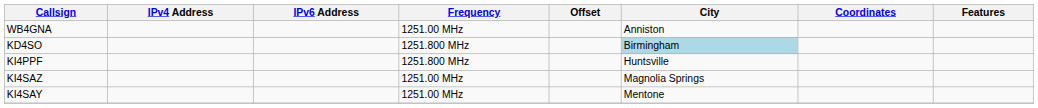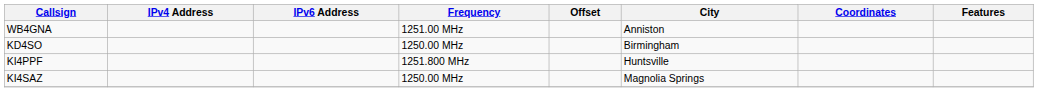(435, 45) 1251.800 MHz -> (432, 45) 1250.00 MHz
(651, 45) lightblue background -> (651, 45) no background
(432, 78) 1251.00 MHz -> (432, 78) 1250.00 MHz
- row: (25, 95)
